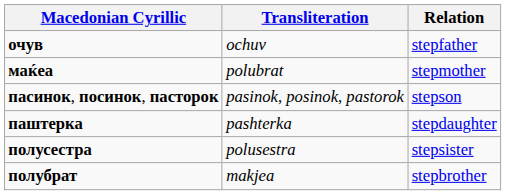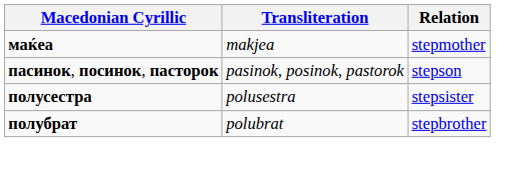- row: (26, 44)
(255, 70) polubrat -> (250, 44) makjea
- row: (46, 123)
(250, 176) makjea -> (255, 123) polubrat
